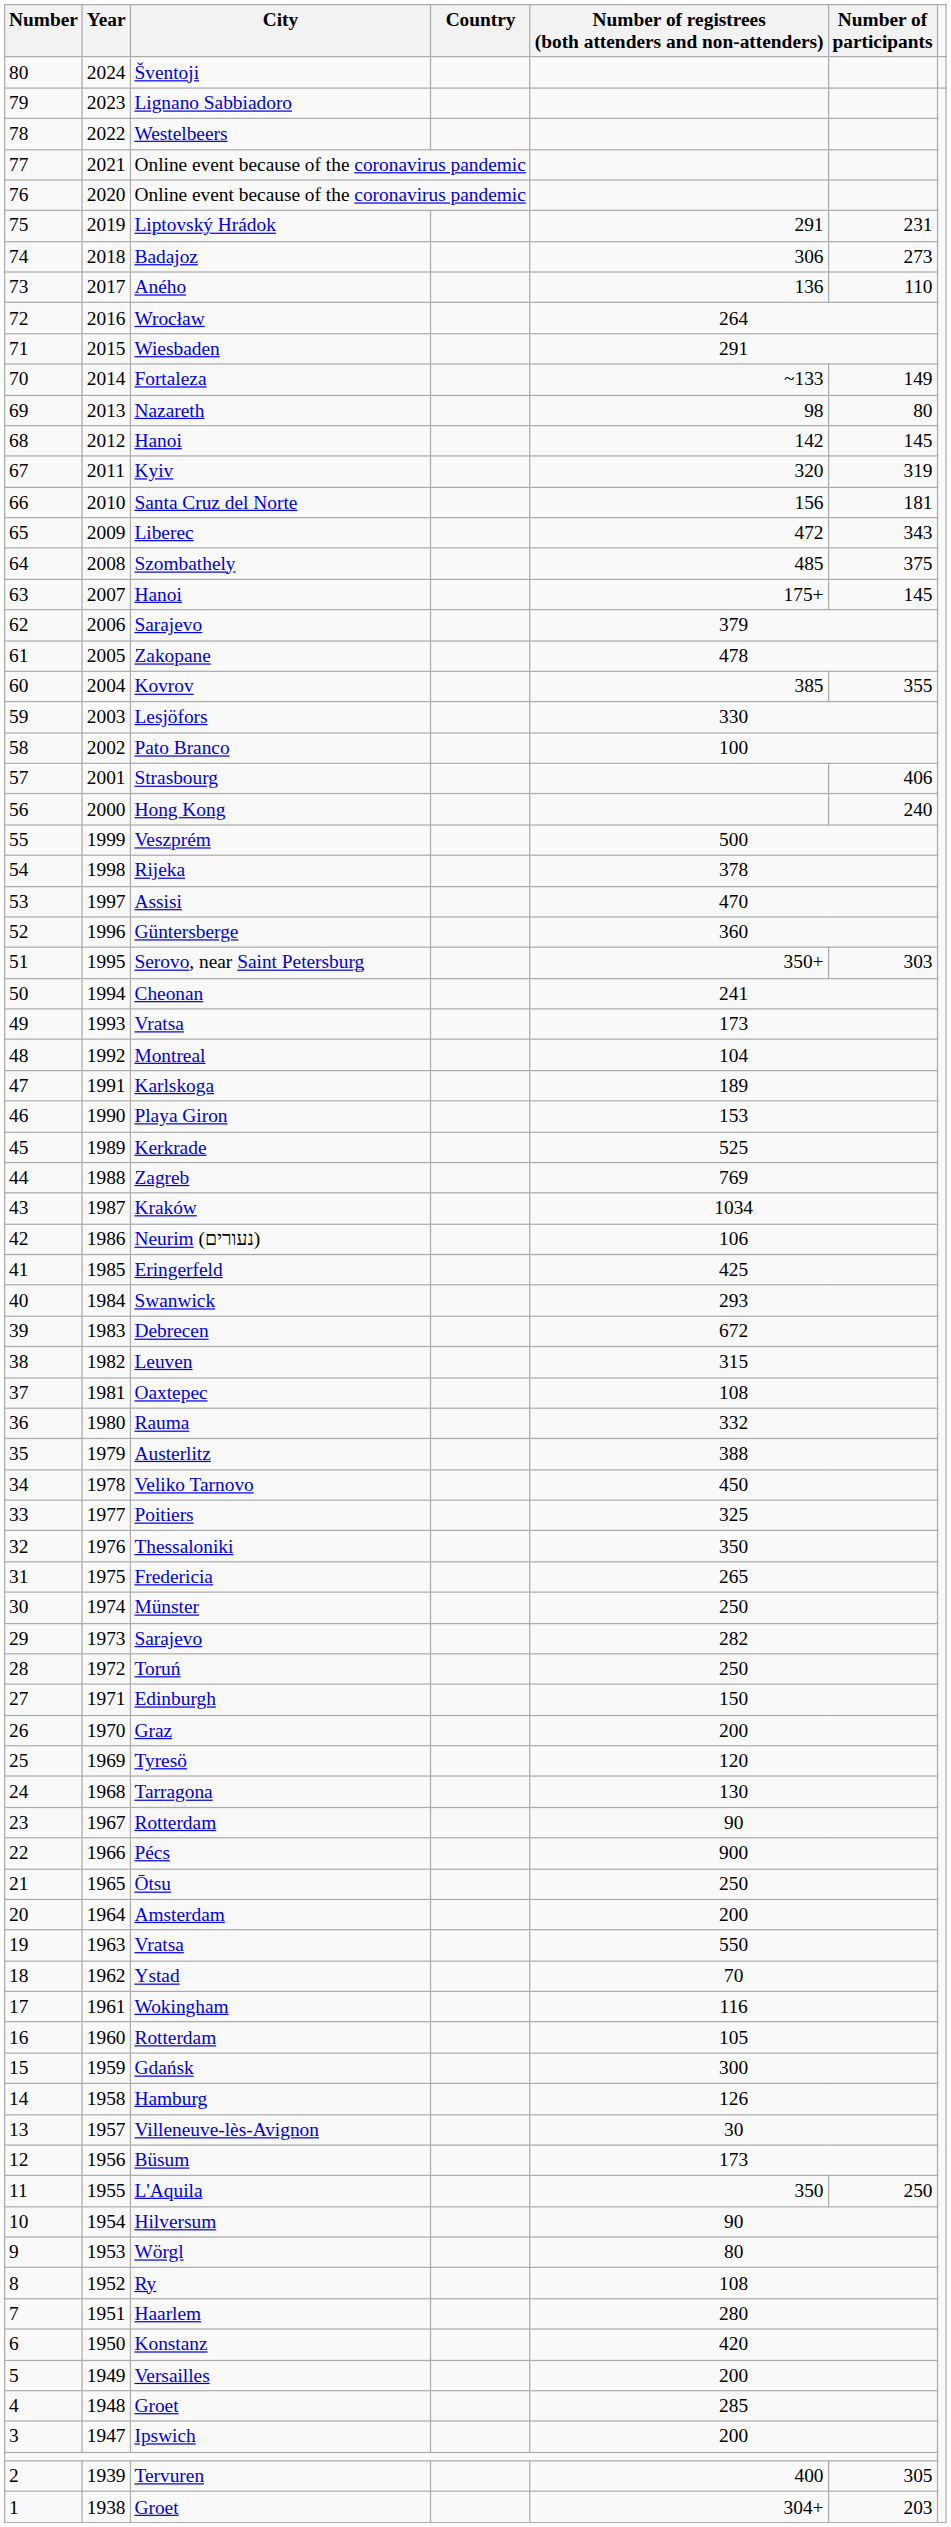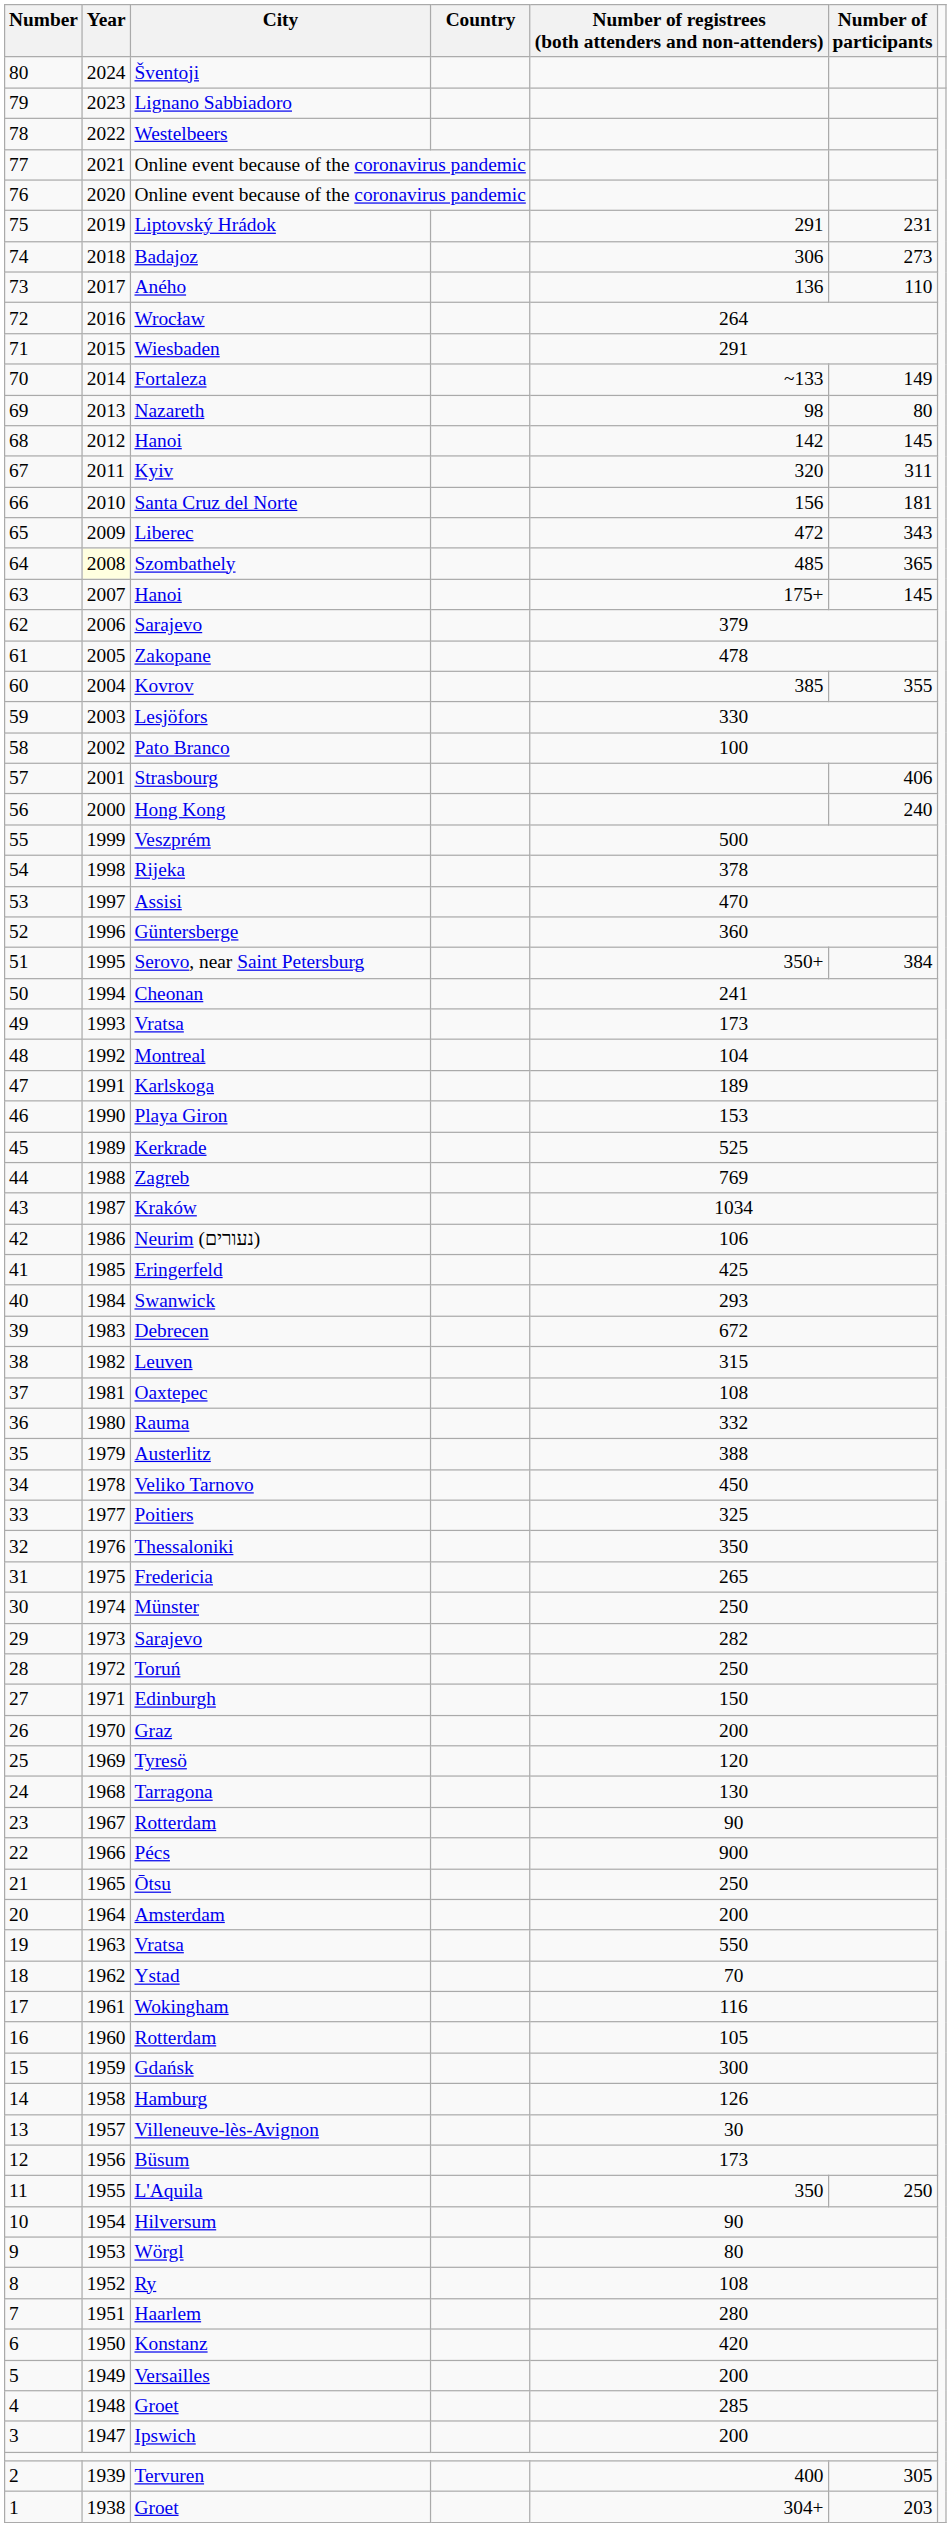(918, 471) 319 -> (918, 471) 311
(106, 563) no background -> (106, 563) lightyellow background
(918, 563) 375 -> (918, 563) 365
(918, 962) 303 -> (918, 962) 384
